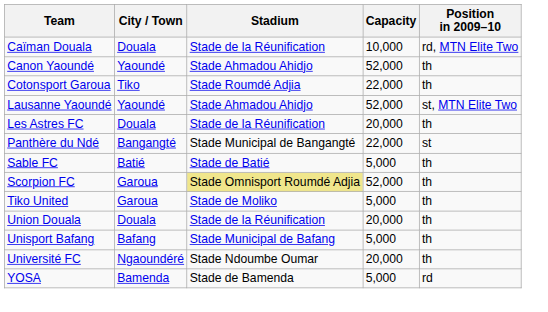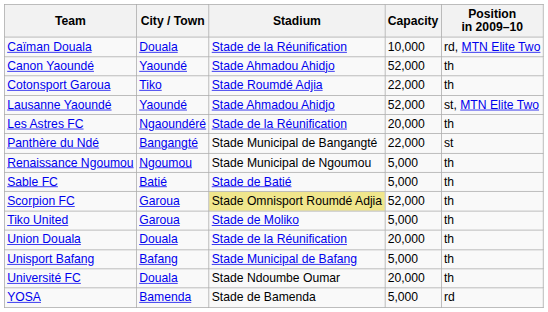(136, 124) Douala -> (173, 124) Ngaoundéré
+ row: (70, 162)
(151, 259) Ngaoundéré -> (158, 278) Douala
